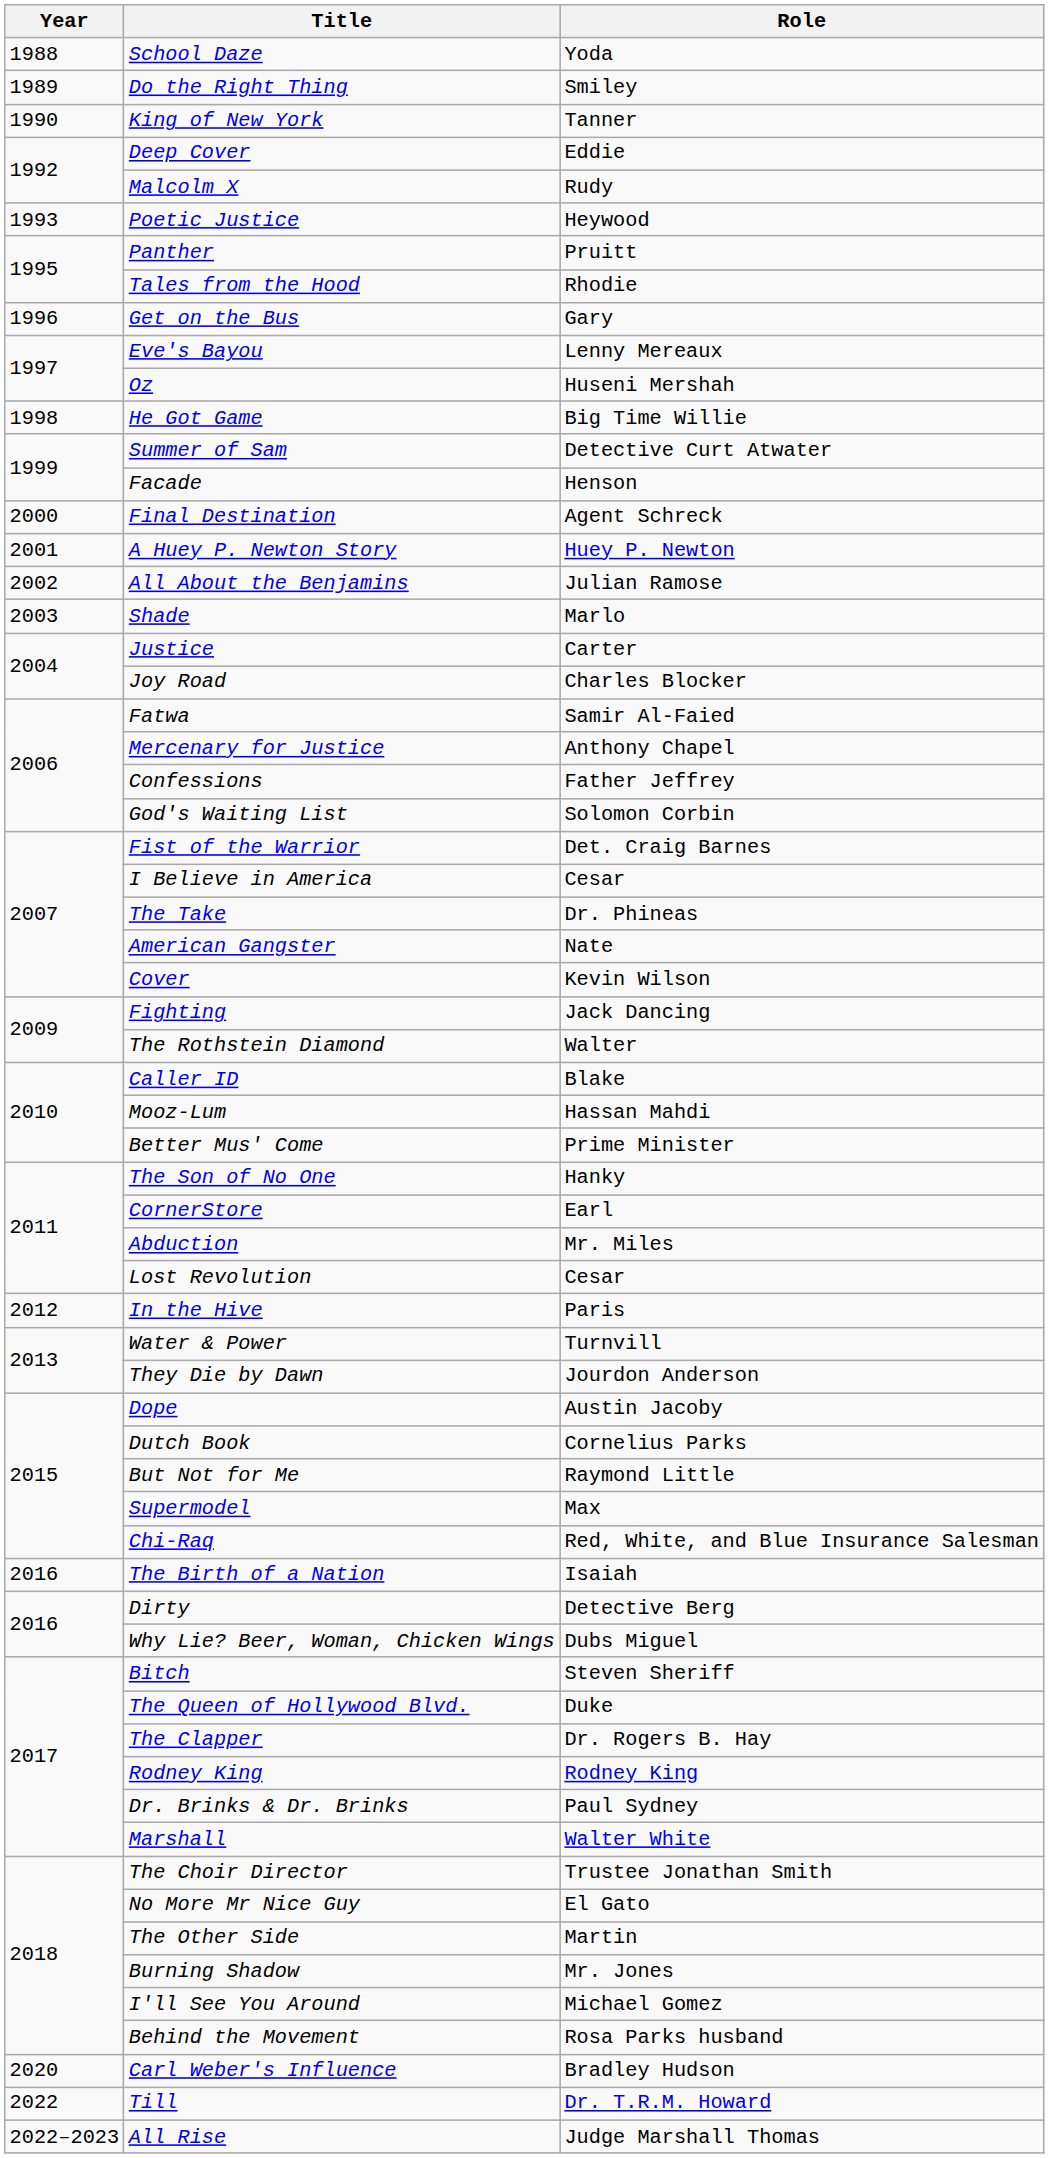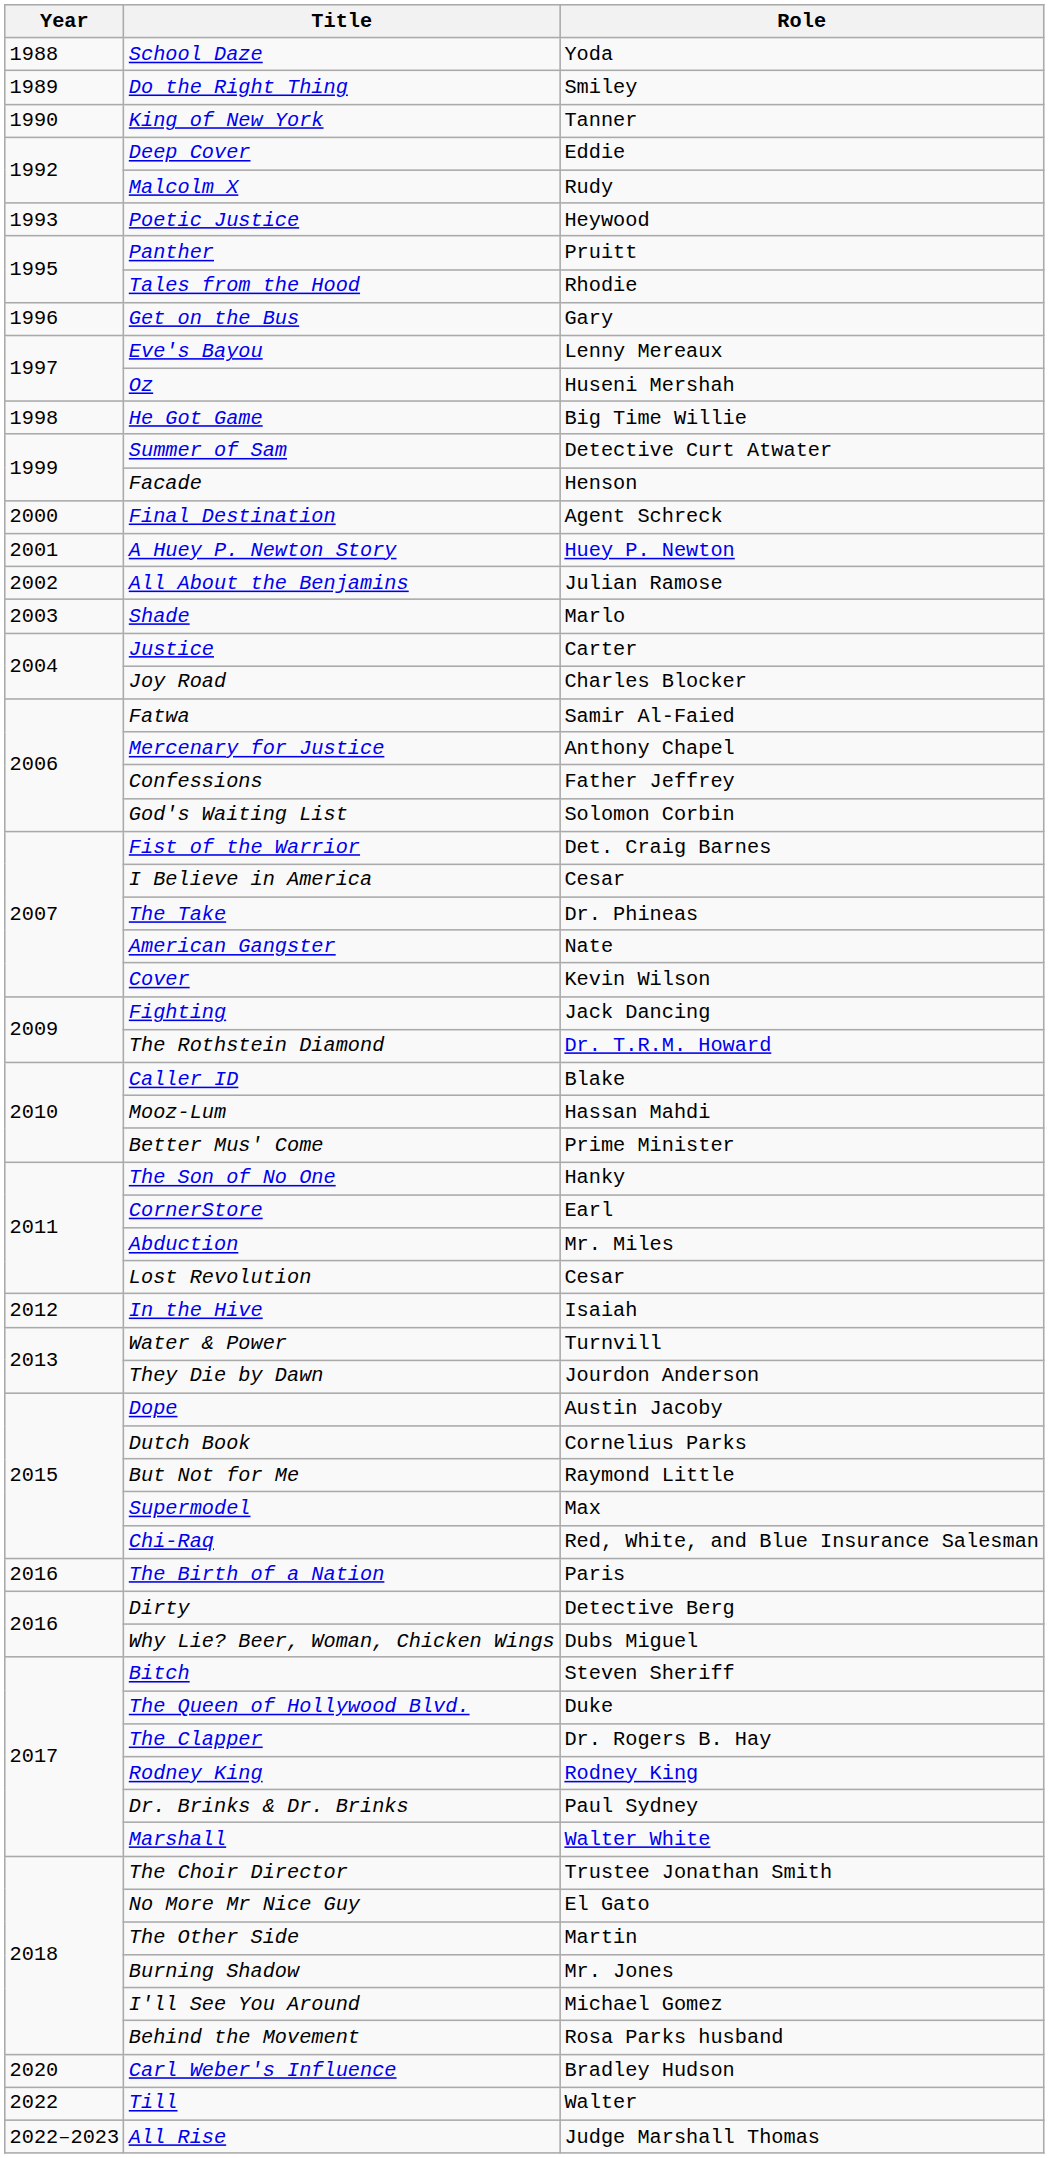(601, 1046) Walter -> (668, 1046) Dr. T.R.M. Howard
(595, 1310) Paris -> (601, 1310) Isaiah
(601, 1575) Isaiah -> (595, 1575) Paris
(668, 2104) Dr. T.R.M. Howard -> (601, 2104) Walter
